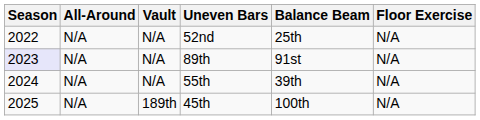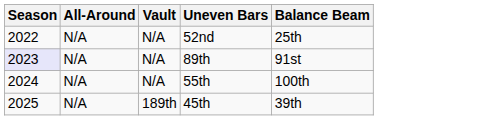- column: (424, 15)
(288, 81) 39th -> (292, 81) 100th
(292, 103) 100th -> (288, 103) 39th
